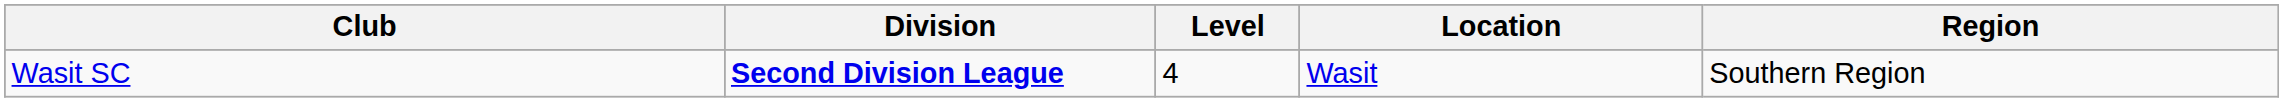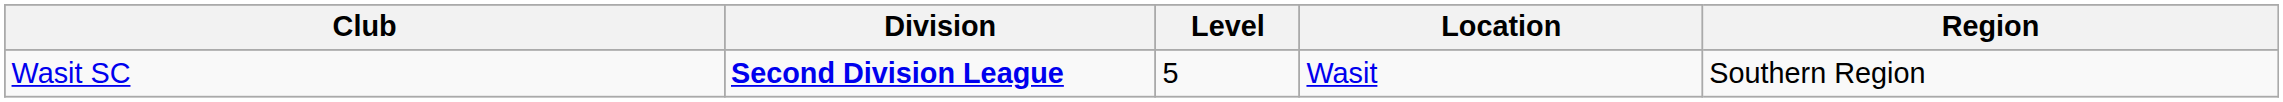(1171, 73) 4 -> (1171, 73) 5
